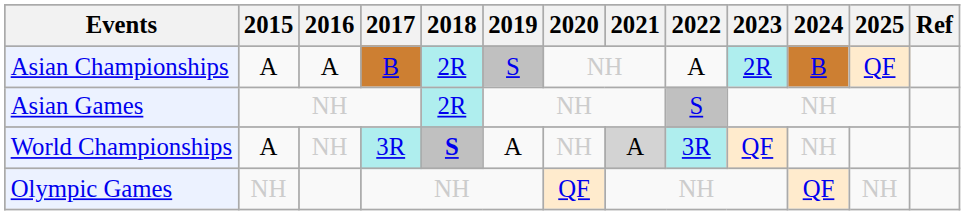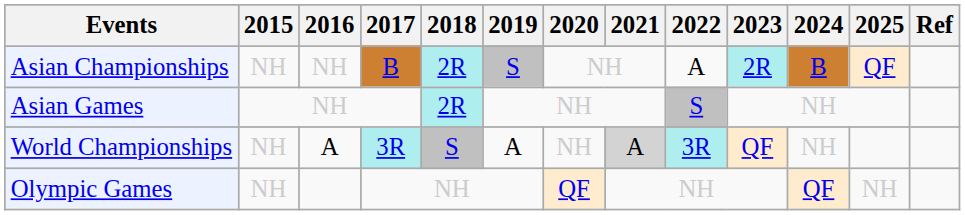(269, 66) A -> (268, 66) NH
(330, 66) A -> (330, 66) NH
(269, 147) A -> (268, 147) NH
(330, 147) NH -> (330, 147) A
(452, 147) bold -> (452, 147) normal
